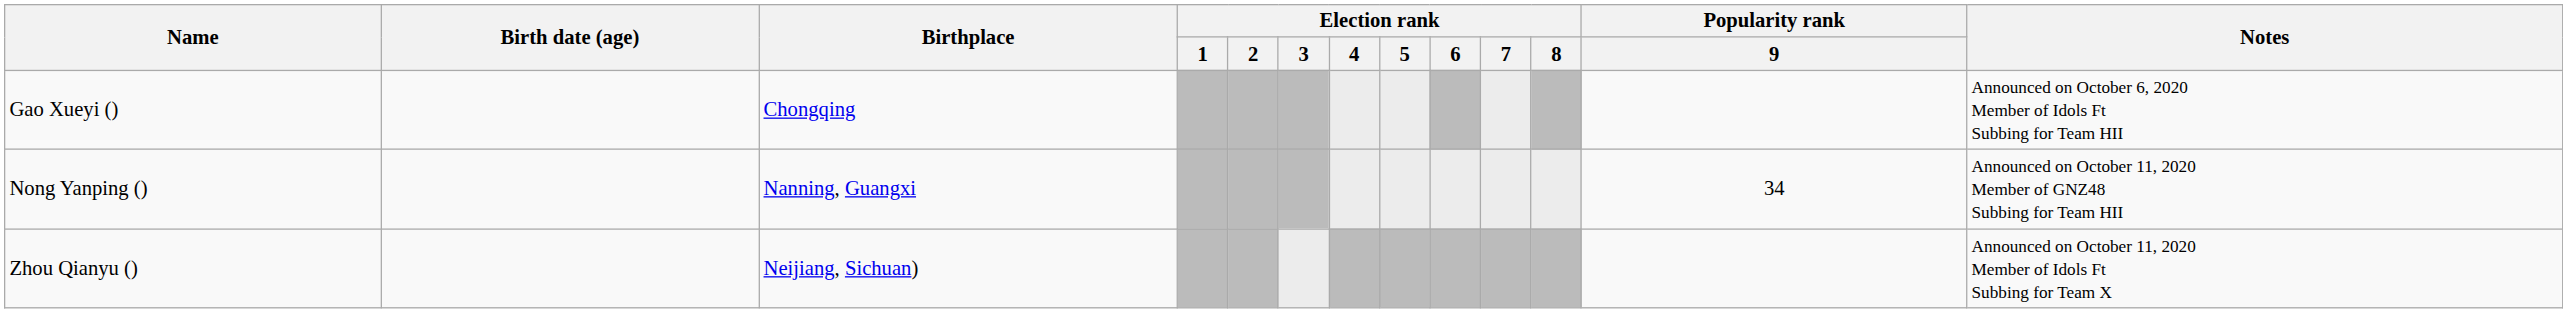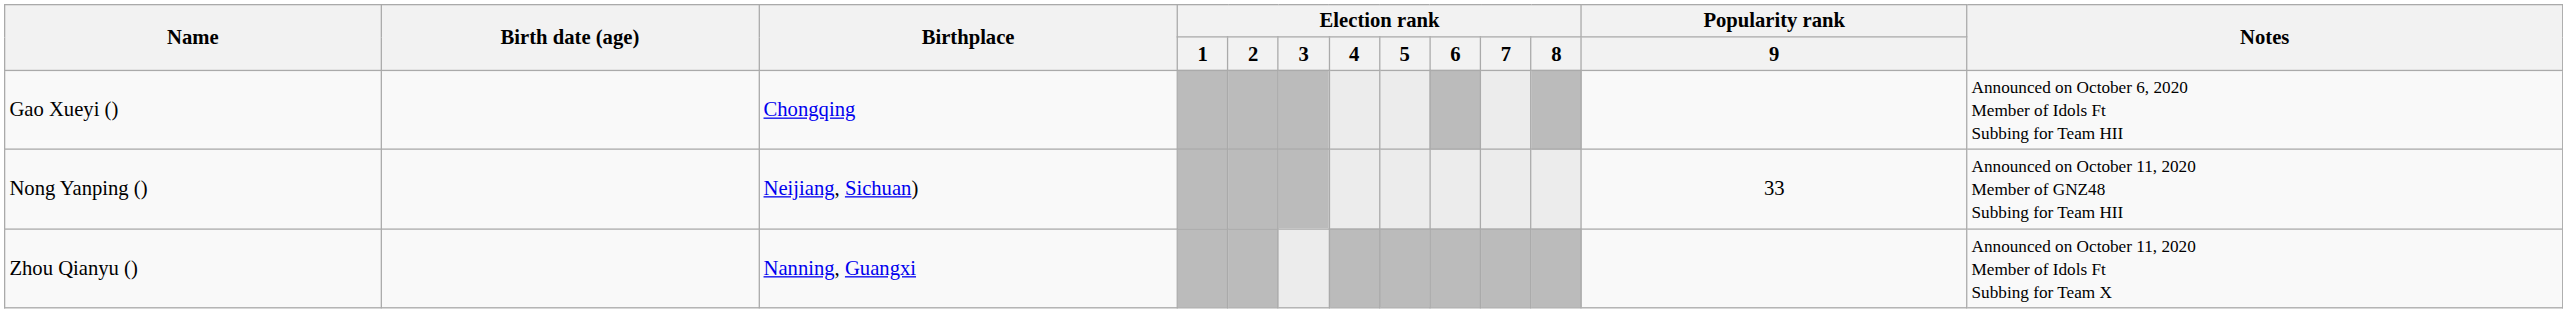(840, 188) Nanning, Guangxi -> (841, 188) Neijiang, Sichuan)
(1774, 188) 34 -> (1774, 188) 33
(841, 267) Neijiang, Sichuan) -> (840, 267) Nanning, Guangxi
